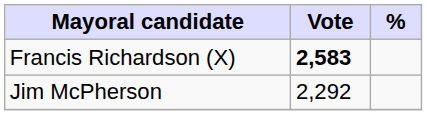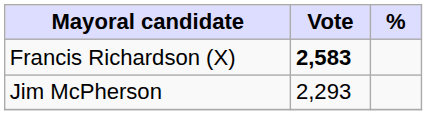(324, 92) 2,292 -> (324, 92) 2,293
